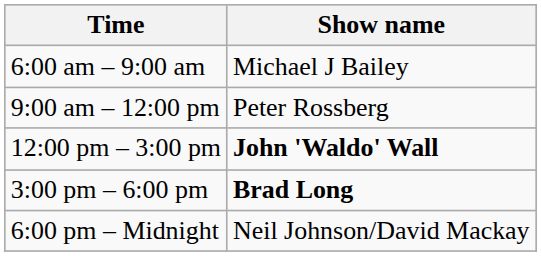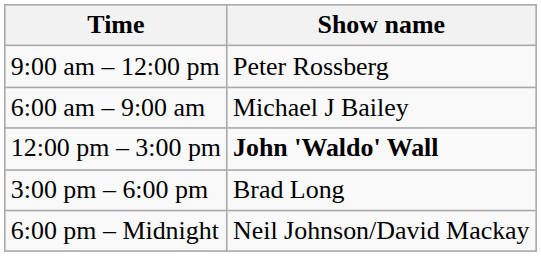rows swapped: (108, 66) <-> (115, 107)
(293, 189) bold -> (289, 189) normal
